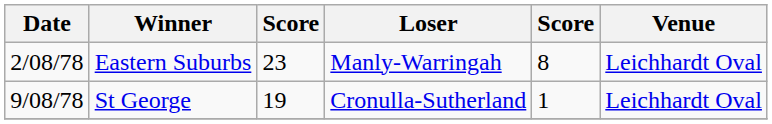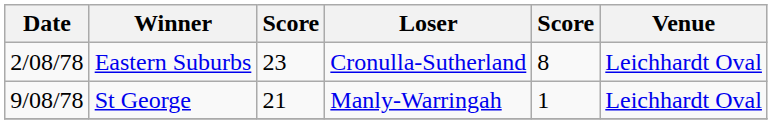(416, 61) Manly-Warringah -> (428, 61) Cronulla-Sutherland
(274, 99) 19 -> (274, 99) 21
(428, 99) Cronulla-Sutherland -> (416, 99) Manly-Warringah
